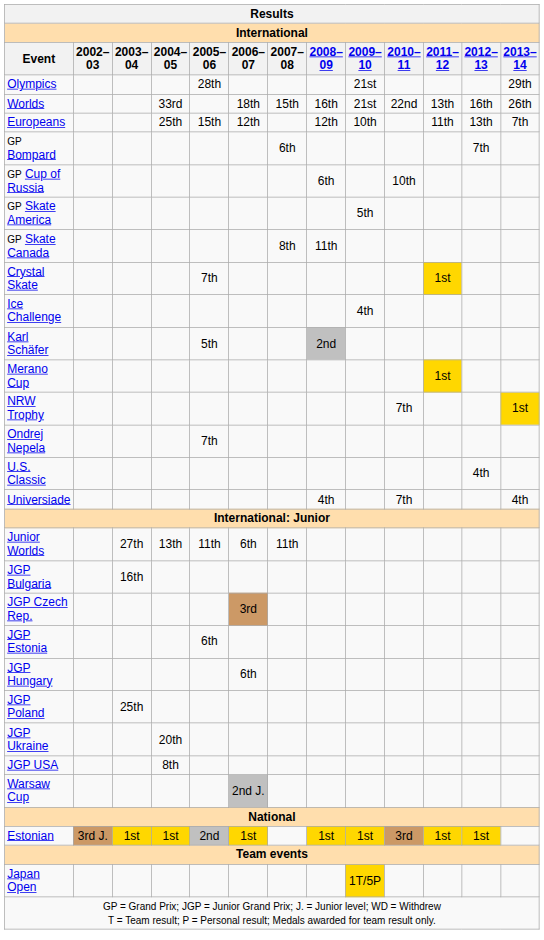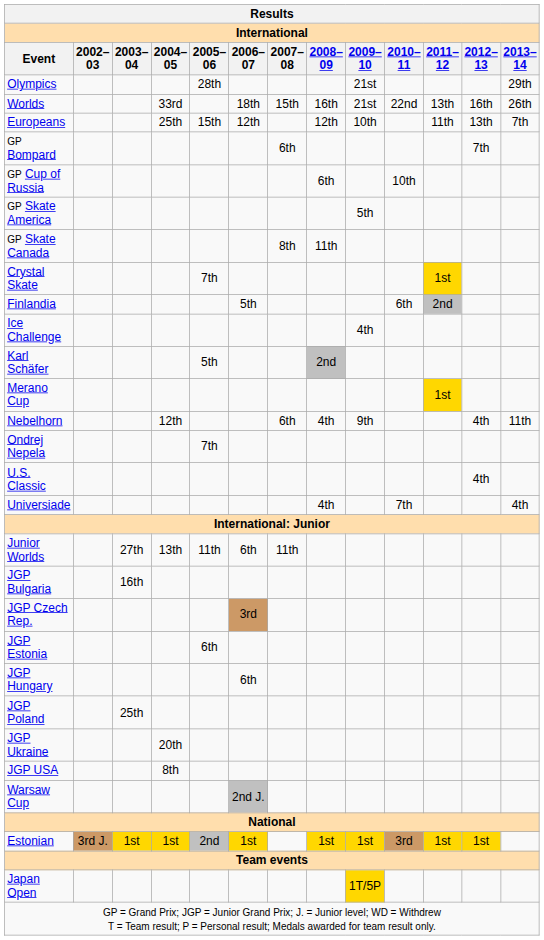+ row: (31, 304)
+ row: (35, 420)
- row: (26, 408)
